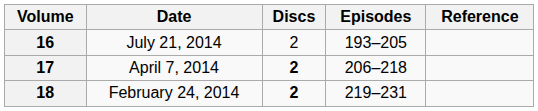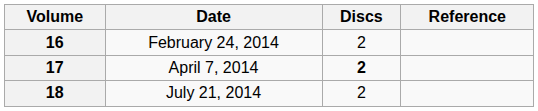- column: (376, 17)
(174, 42) July 21, 2014 -> (214, 42) February 24, 2014
(174, 93) February 24, 2014 -> (214, 93) July 21, 2014
(294, 93) bold -> (361, 93) normal
